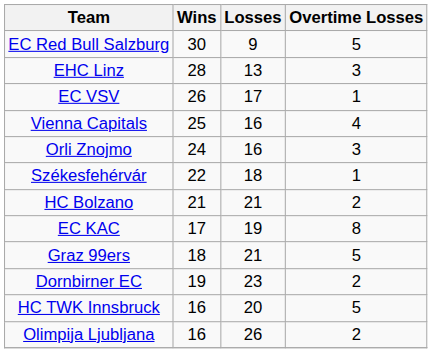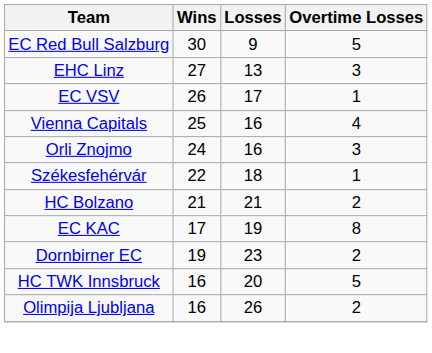(197, 70) 28 -> (197, 70) 27
- row: (89, 255)
